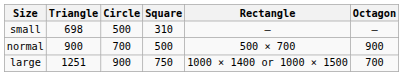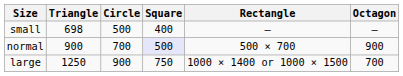(164, 30) 310 -> (164, 30) 400
(164, 46) no background -> (164, 46) lavender background
(74, 63) 1251 -> (74, 63) 1250
